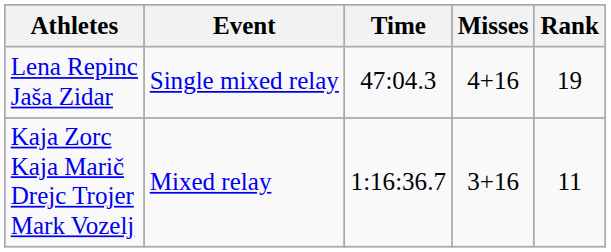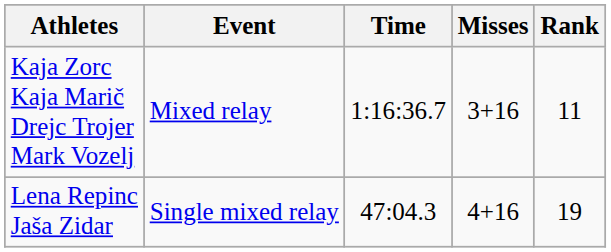rows swapped: (74, 81) <-> (73, 182)
